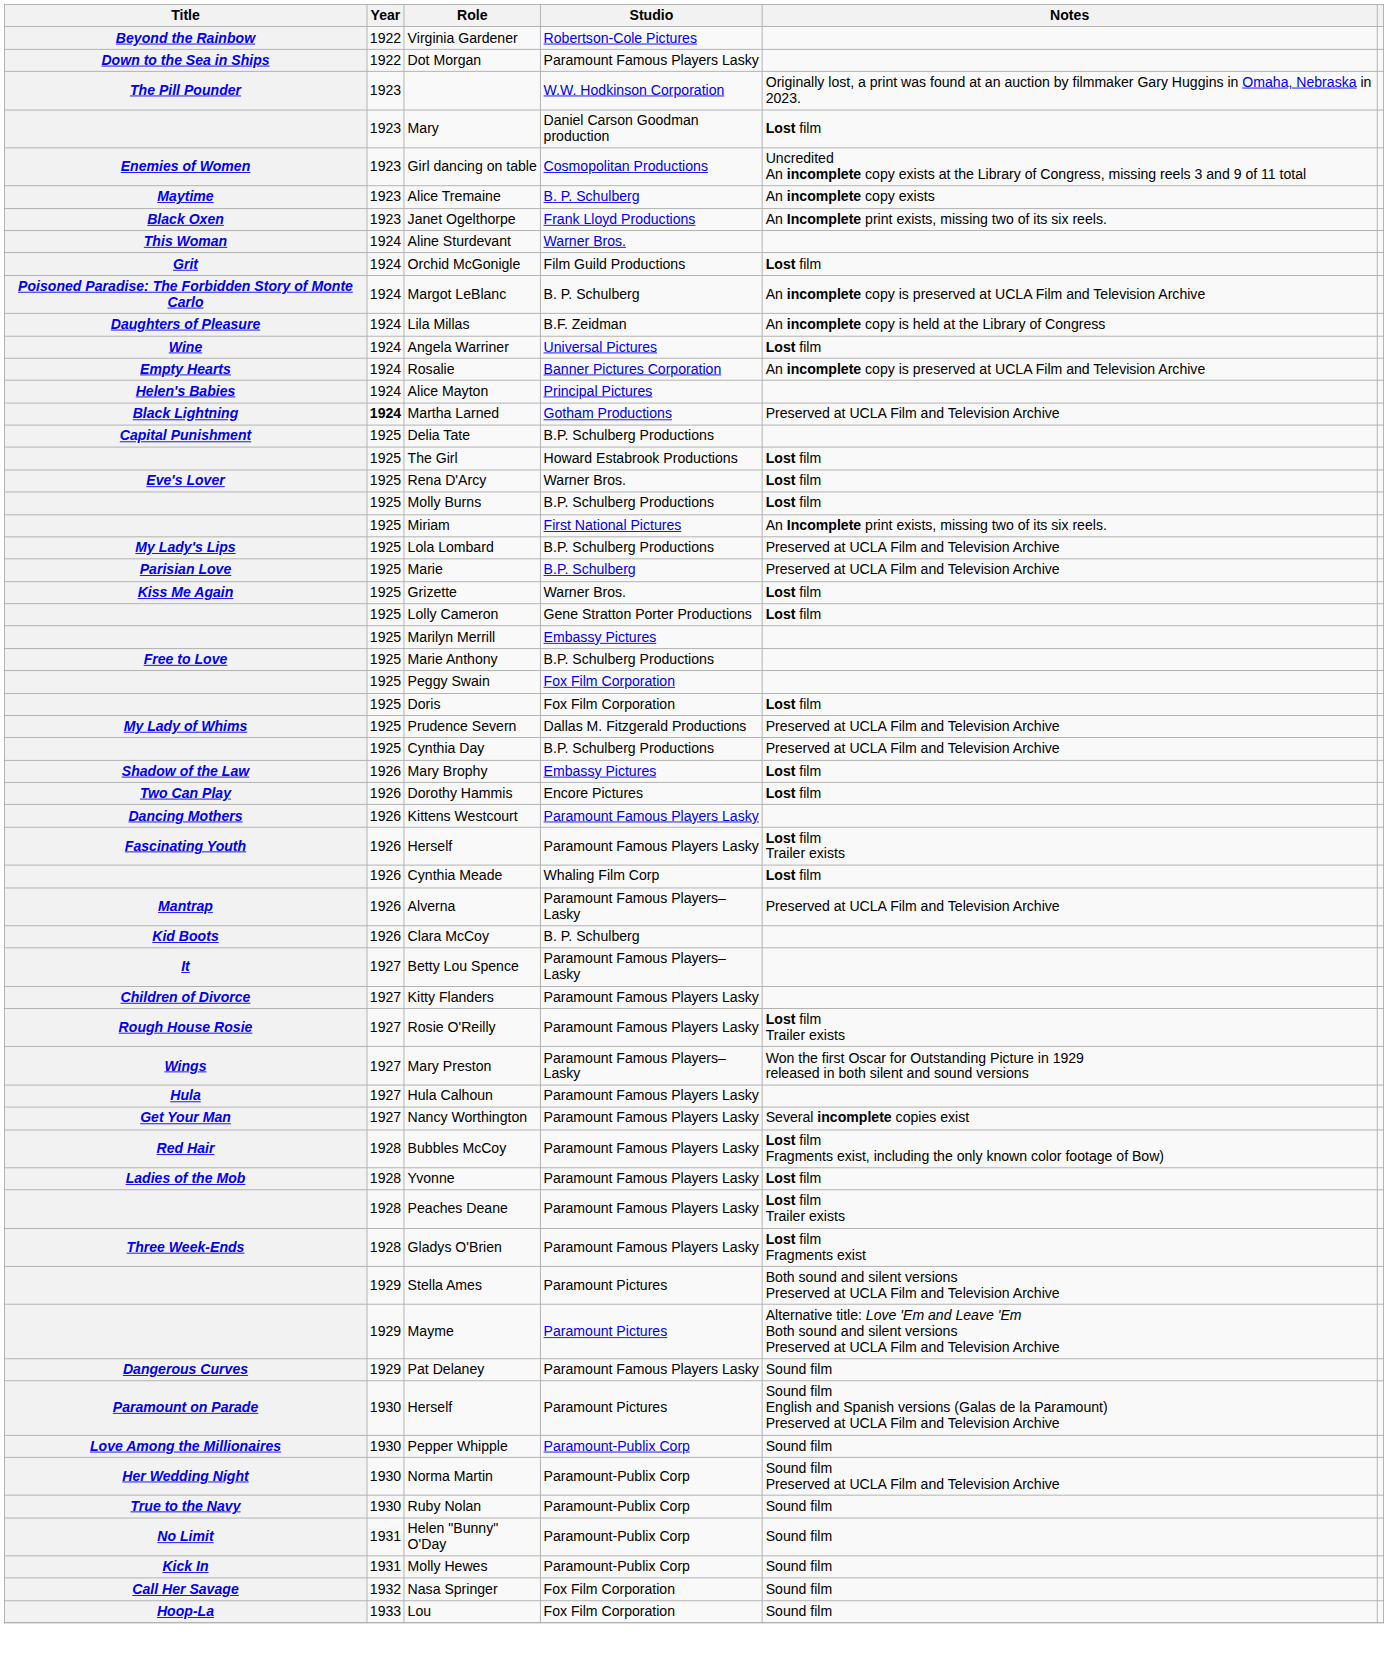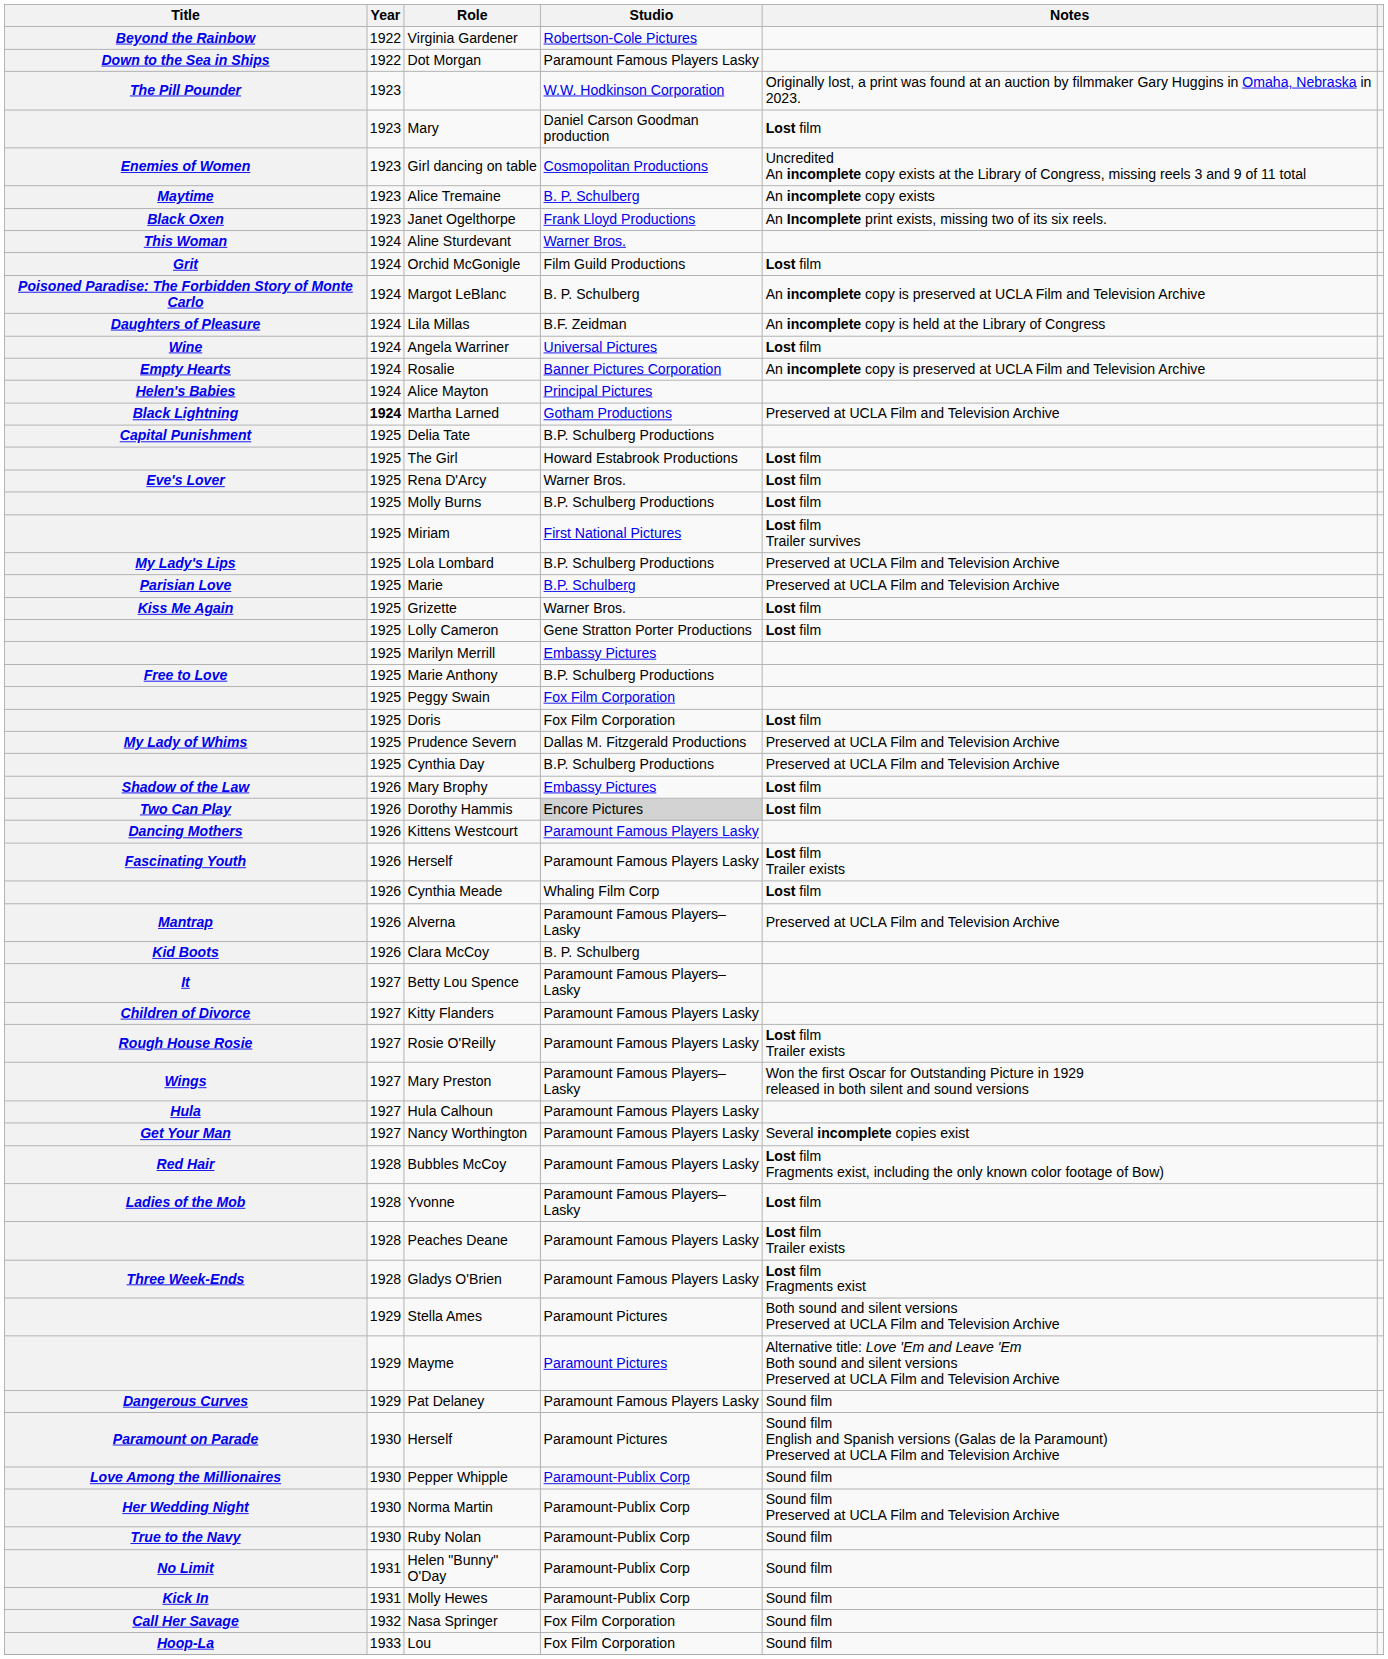(936, 525) An Incomplete print exists, missing two of its six reels. -> (813, 533) Lost film Trailer survives
(593, 793) no background -> (593, 809) lightgrey background
(651, 1178) Paramount Famous Players Lasky -> (635, 1202) Paramount Famous Players–Lasky
